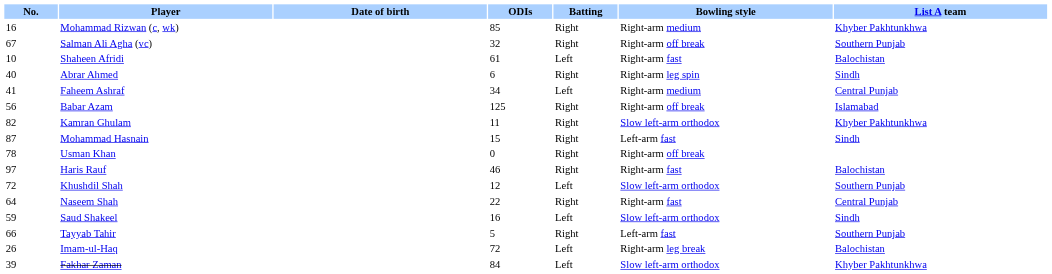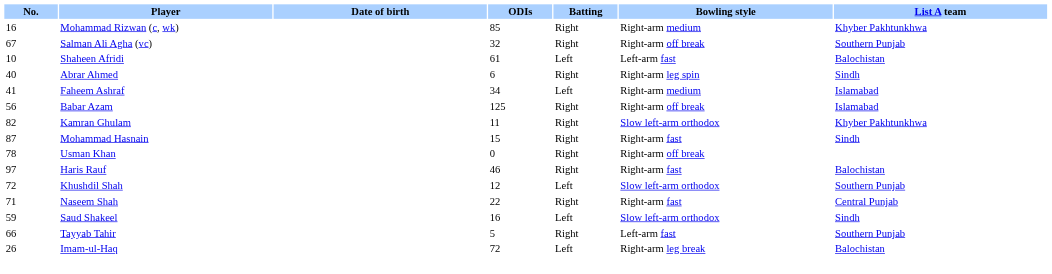(651, 59) Right-arm fast -> (648, 59) Left-arm fast
(867, 90) Central Punjab -> (857, 90) Islamabad
(648, 138) Left-arm fast -> (651, 138) Right-arm fast
(11, 201) 64 -> (11, 201) 71
- row: (91, 265)
